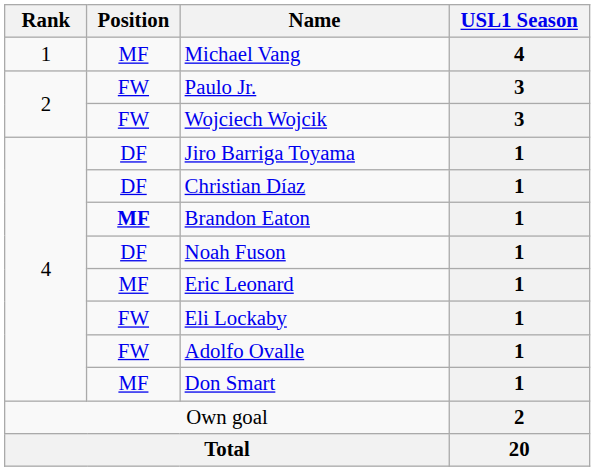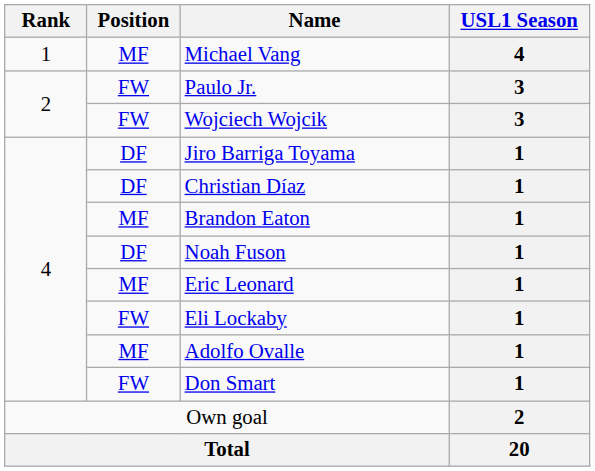(133, 218) bold -> (133, 218) normal
(133, 350) FW -> (133, 350) MF
(133, 383) MF -> (133, 383) FW
